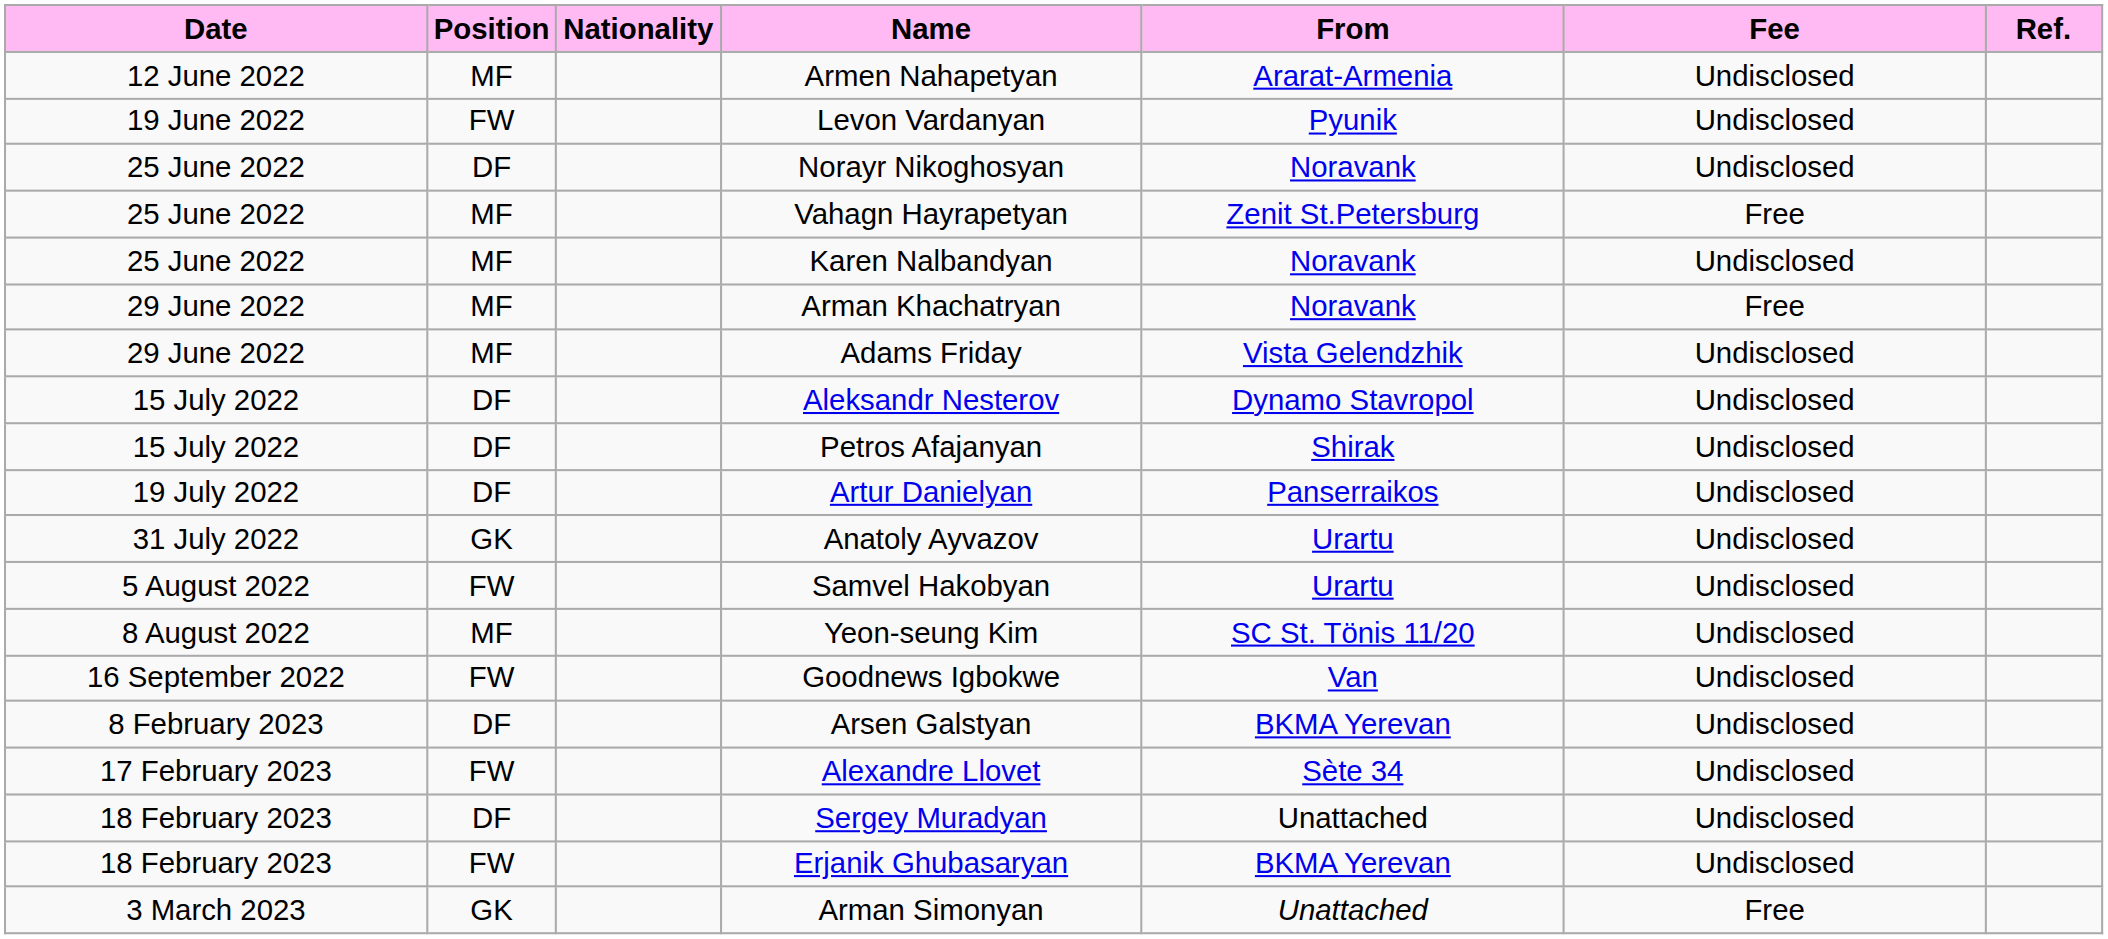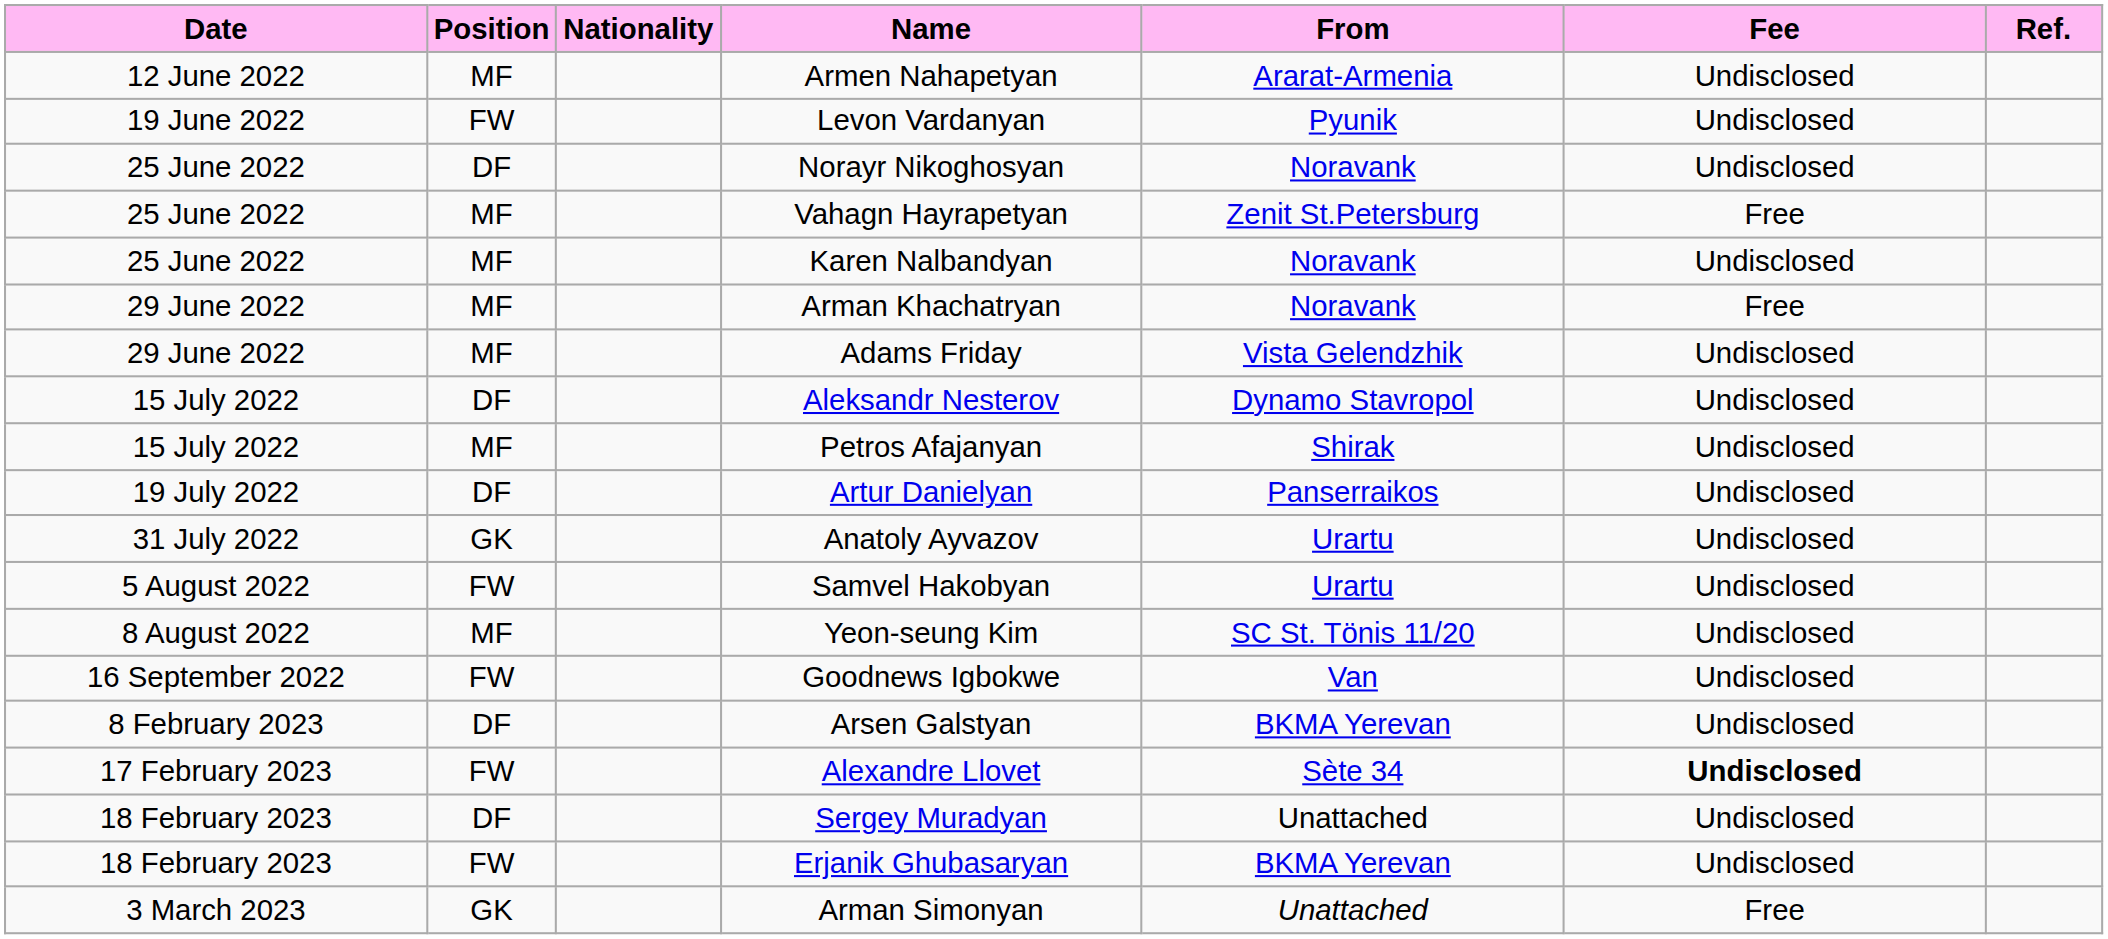(492, 446) DF -> (492, 446) MF
(1775, 771) normal -> (1775, 771) bold
